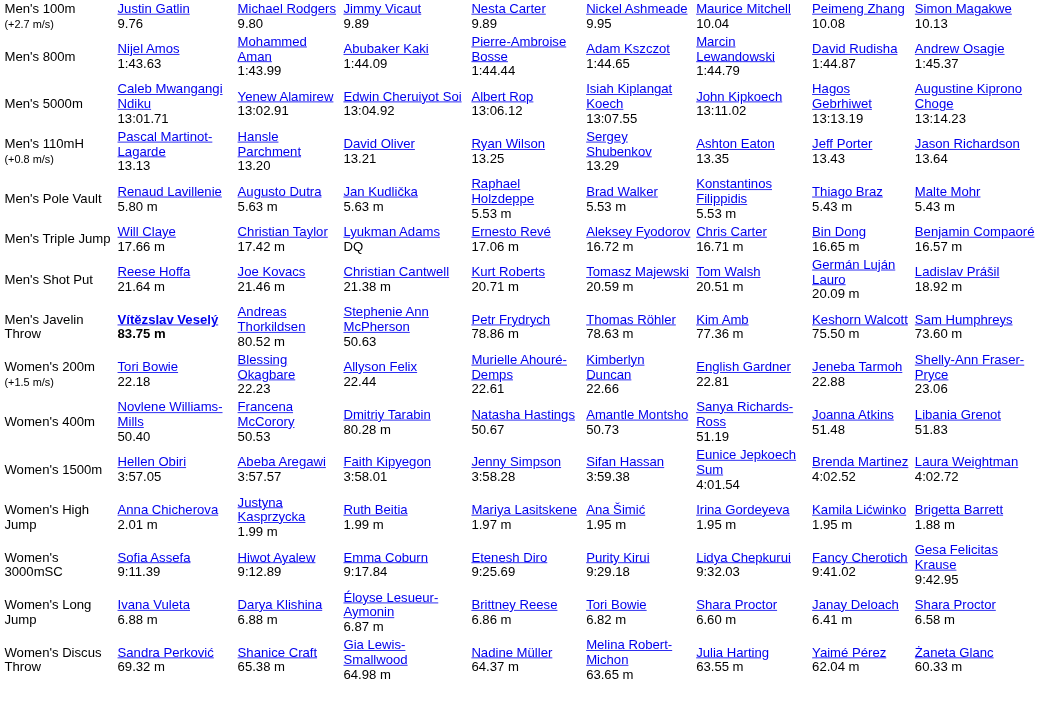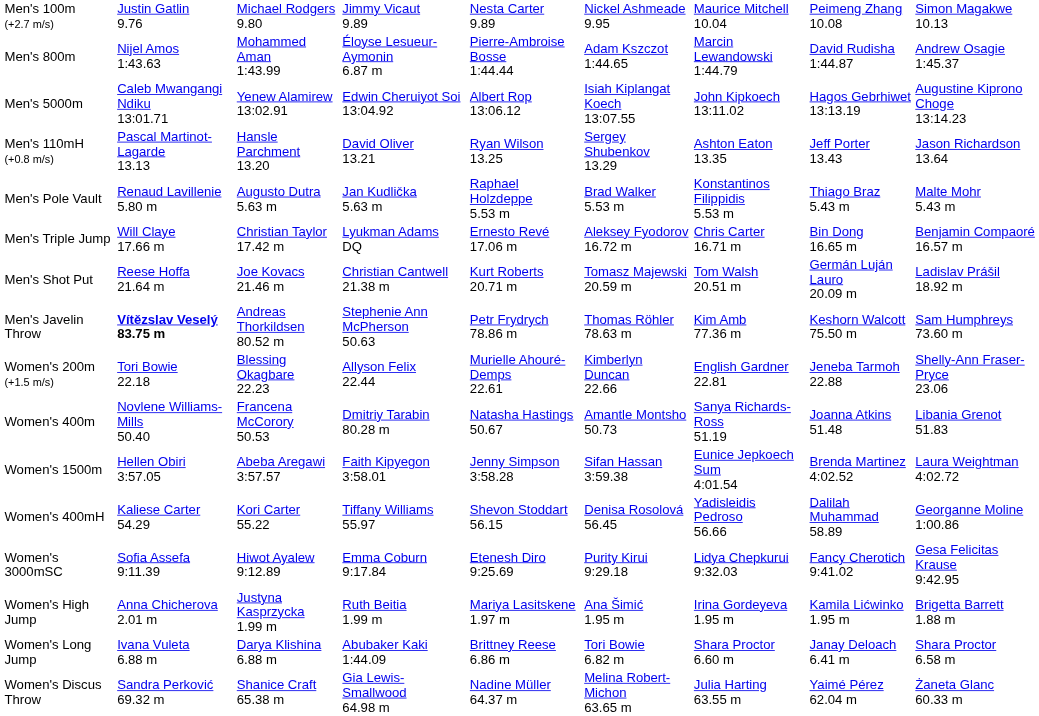(386, 56) Abubaker Kaki 1:44.09 -> (390, 56) Éloyse Lesueur-Aymonin 6.87 m
+ row: (54, 517)
rows swapped: (34, 564) <-> (47, 517)
(391, 612) Éloyse Lesueur-Aymonin 6.87 m -> (385, 652) Abubaker Kaki 1:44.09
